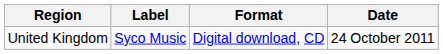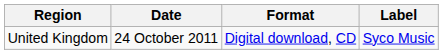columns swapped: (383, 15) <-> (150, 15)
